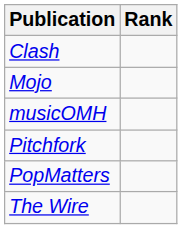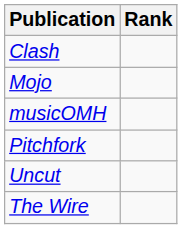- row: (59, 176)
+ row: (35, 176)
